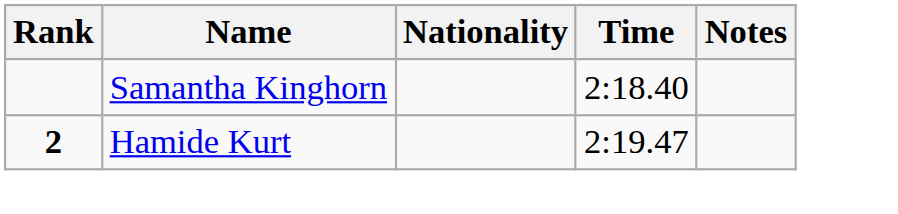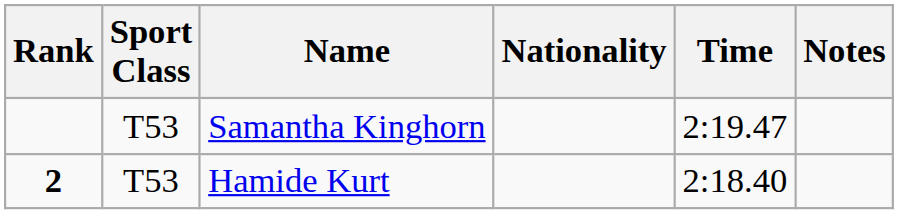+ column: (151, 51)
(636, 86) 2:18.40 -> (735, 125) 2:19.47
(636, 141) 2:19.47 -> (735, 180) 2:18.40
